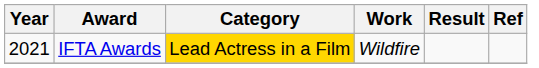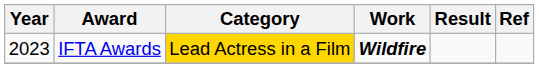(29, 48) 2021 -> (29, 48) 2023
(389, 48) normal -> (392, 48) bold
